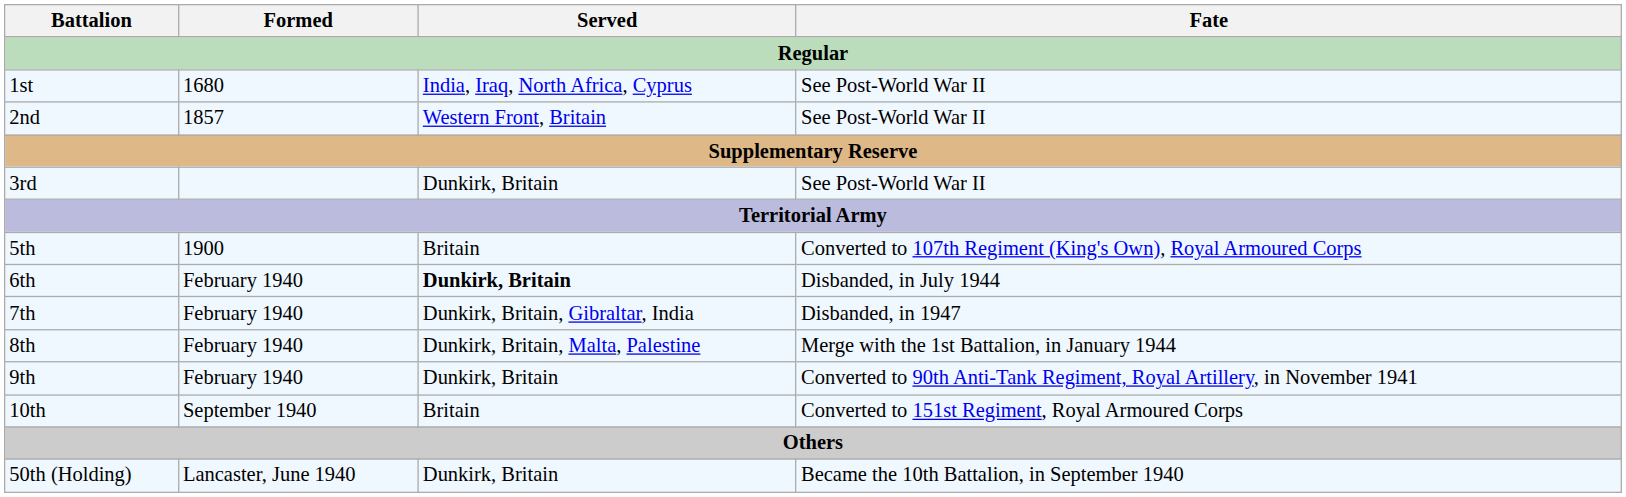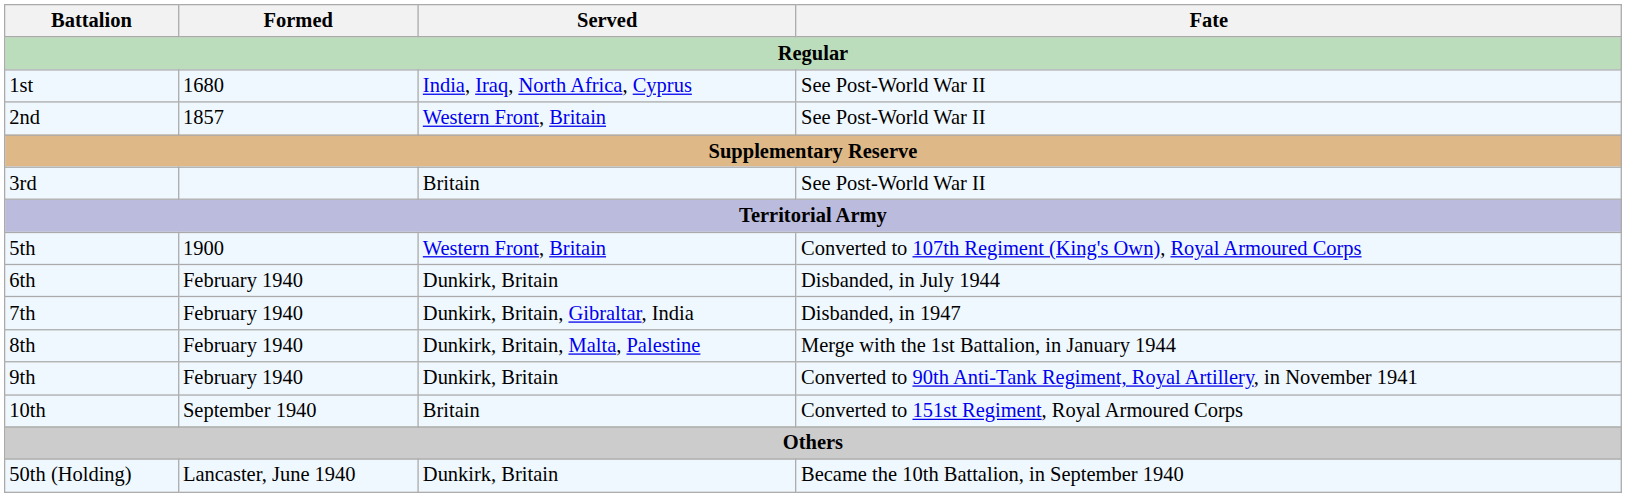(491, 183) Dunkirk, Britain -> (451, 183) Britain
(451, 248) Britain -> (514, 248) Western Front, Britain
(497, 280) bold -> (491, 280) normal
